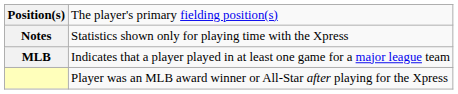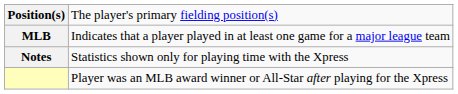rows swapped: (36, 35) <-> (36, 56)
